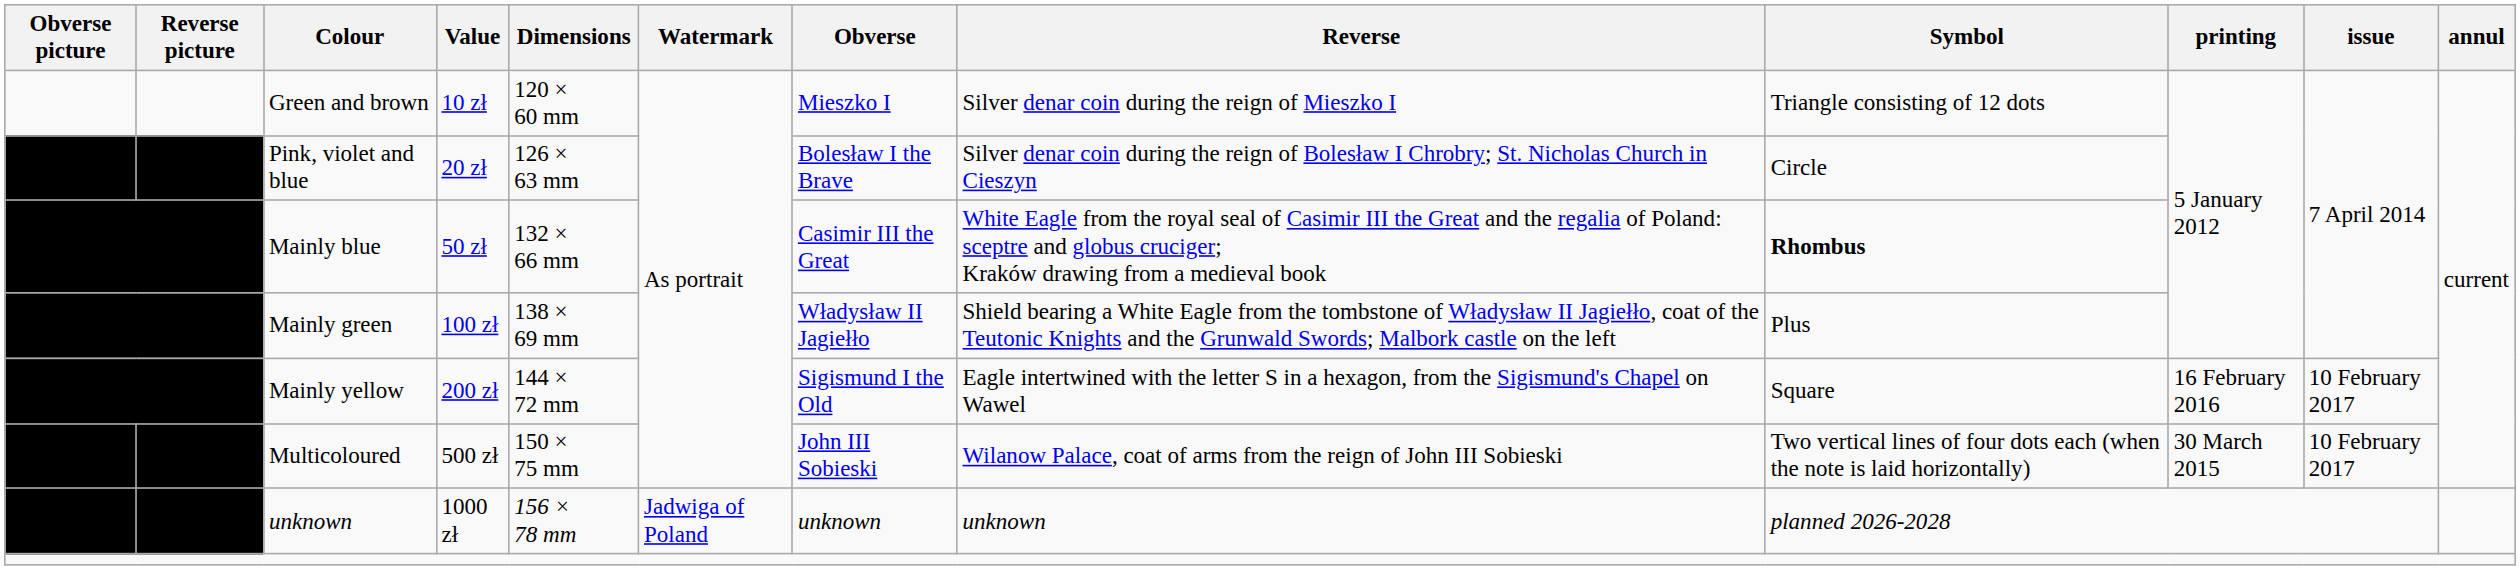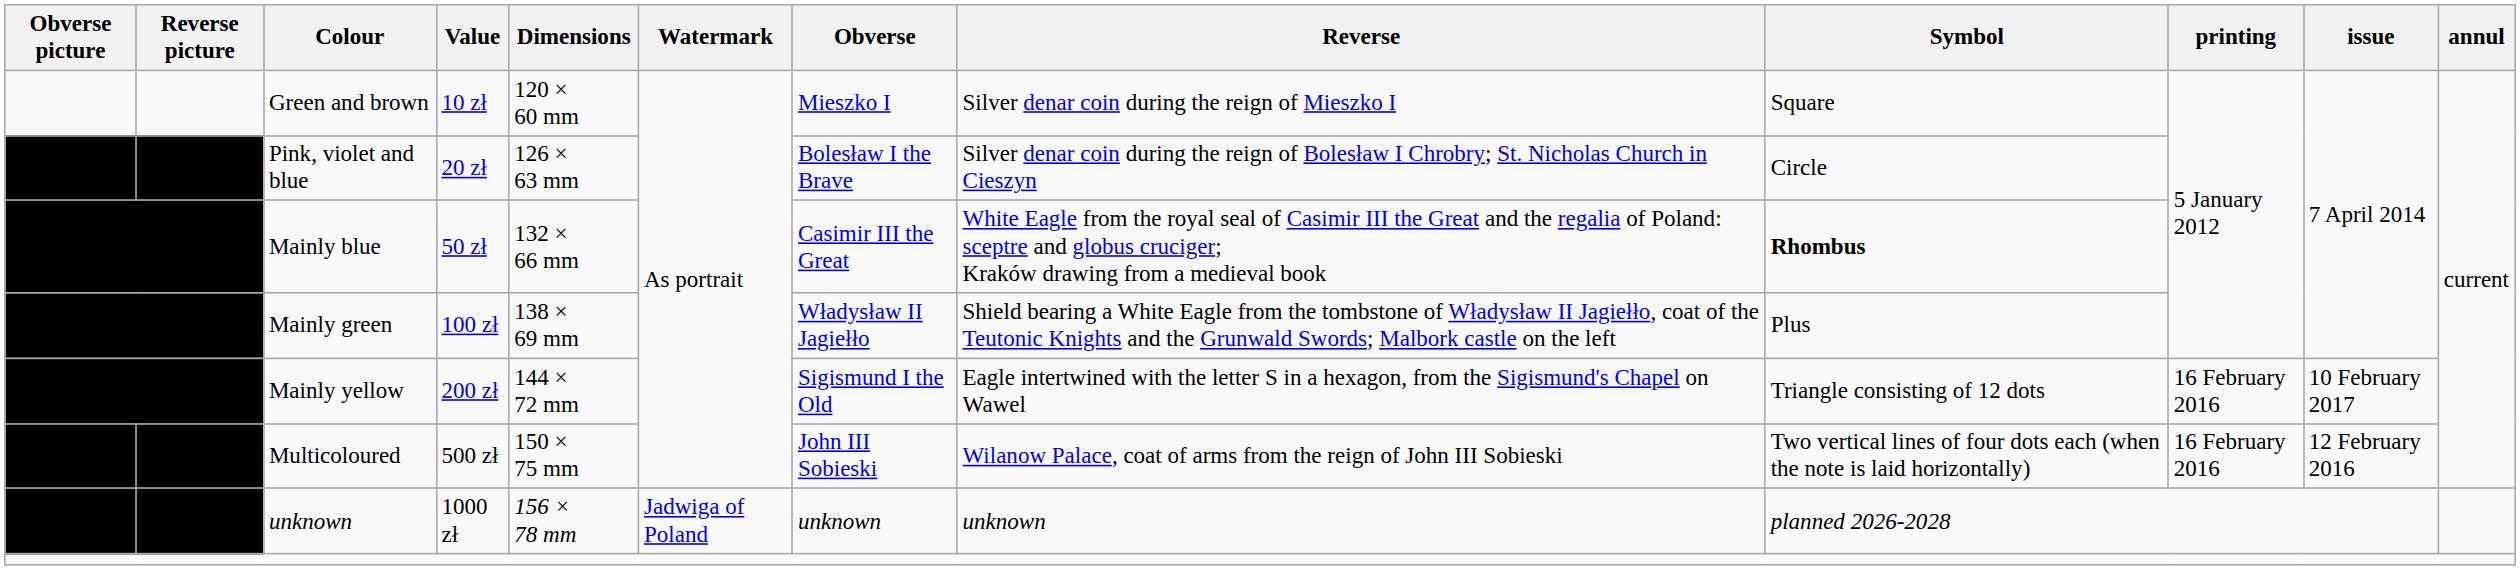(1908, 102) Triangle consisting of 12 dots -> (1803, 102) Square
(1803, 390) Square -> (1908, 390) Triangle consisting of 12 dots
(2218, 455) 30 March 2015 -> (2230, 455) 16 February 2016
(2365, 455) 10 February 2017 -> (2365, 455) 12 February 2016
